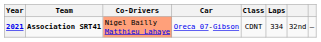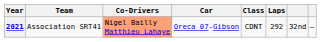(64, 27) bold -> (64, 27) normal
(277, 27) 334 -> (277, 27) 292
